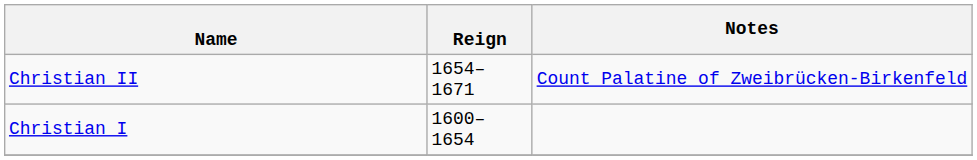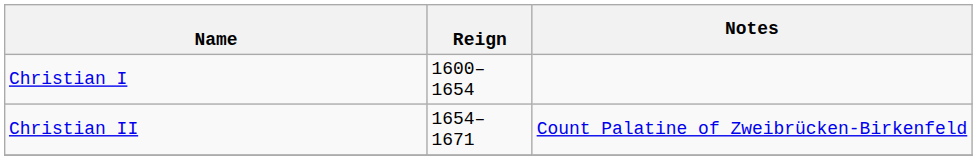rows swapped: (68, 130) <-> (74, 80)
